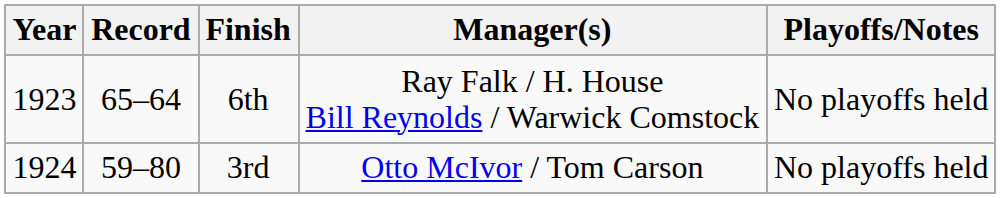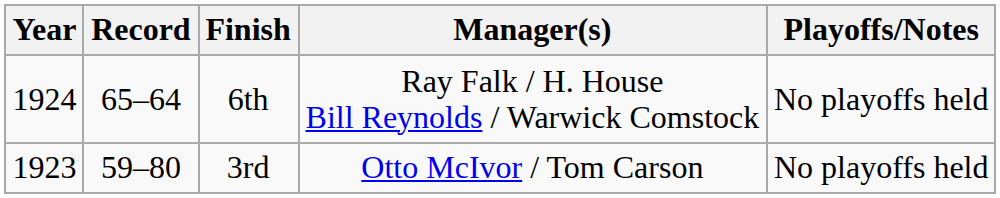(44, 98) 1923 -> (44, 98) 1924
(44, 167) 1924 -> (44, 167) 1923
